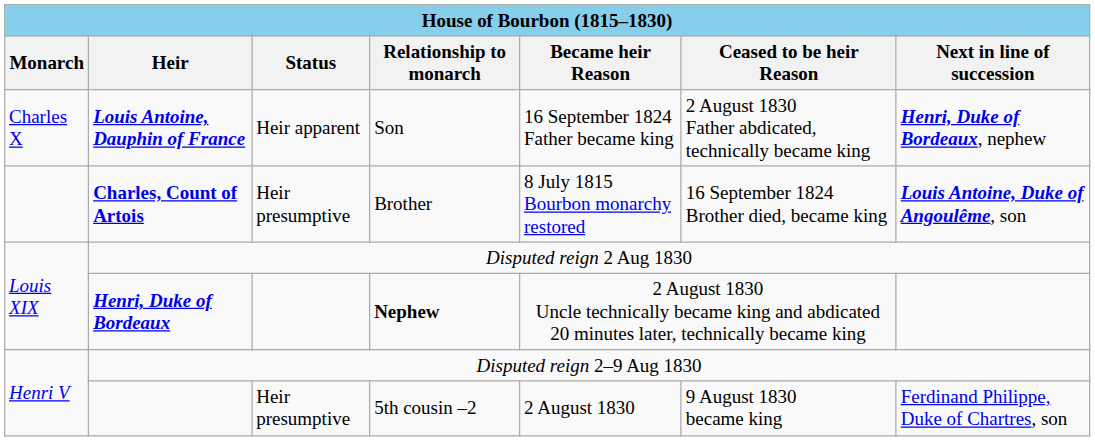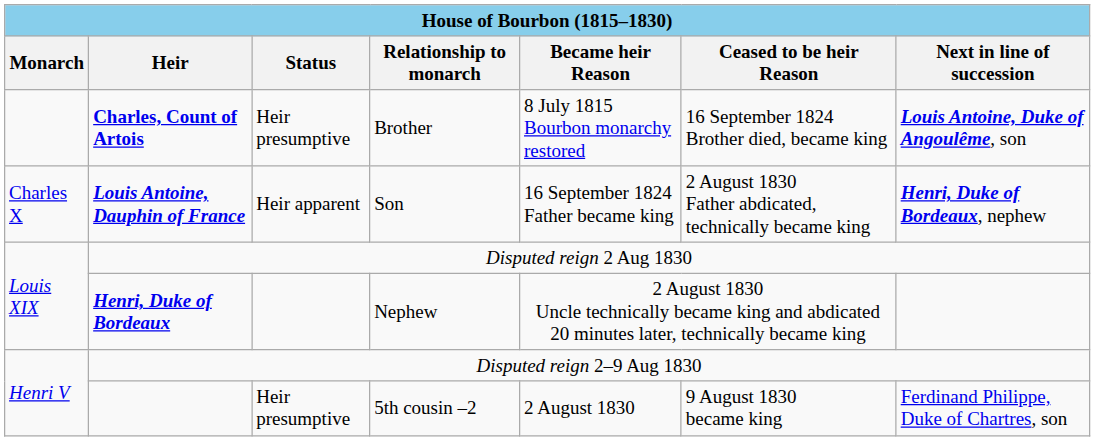rows swapped: (165, 204) <-> (169, 128)
(407, 311) bold -> (406, 311) normal
